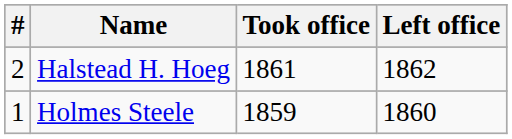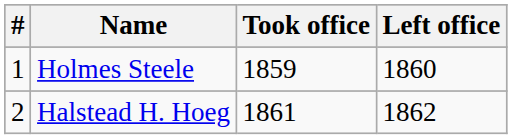rows swapped: (116, 111) <-> (134, 68)
